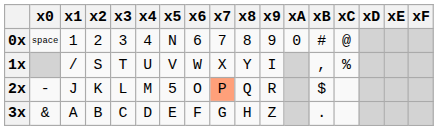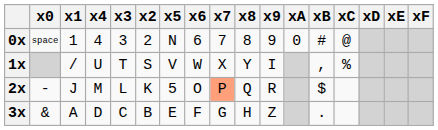columns swapped: (98, 17) <-> (148, 17)
